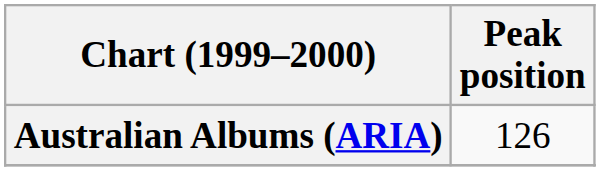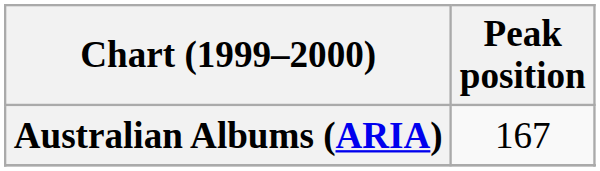(523, 134) 126 -> (523, 134) 167
